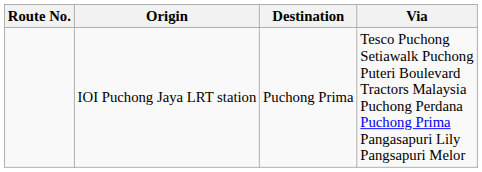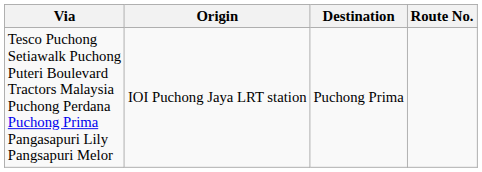columns swapped: (39, 16) <-> (417, 16)
